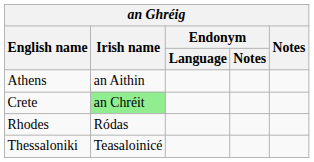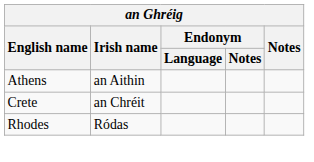(119, 102) lightgreen background -> (119, 102) no background
- row: (43, 146)
